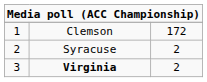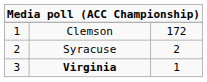(176, 67) 2 -> (176, 67) 1
